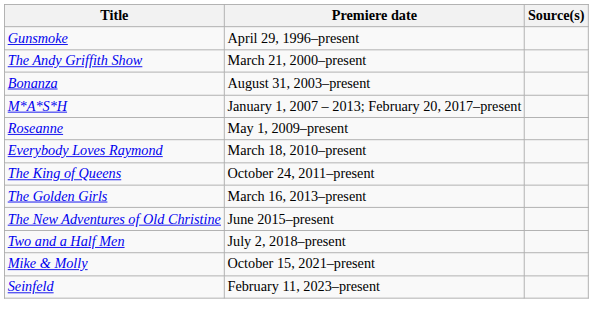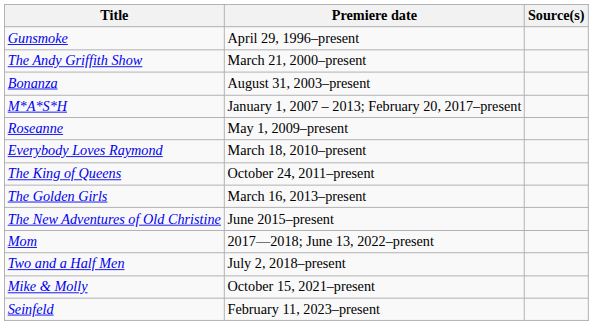+ row: (22, 241)
